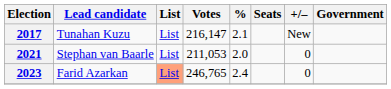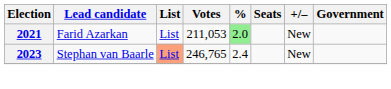- row: (29, 34)
(105, 53) Stephan van Baarle -> (92, 34) Farid Azarkan
(240, 53) no background -> (240, 34) lightgreen background
(308, 53) 0 -> (299, 34) New
(92, 73) Farid Azarkan -> (105, 53) Stephan van Baarle
(308, 73) 0 -> (299, 53) New
